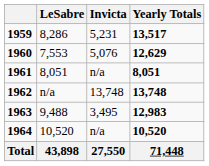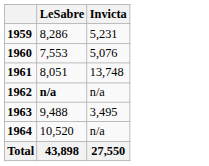- column: (167, 14)
(97, 72) n/a -> (107, 72) 13,748
(47, 92) normal -> (48, 92) bold
(107, 92) 13,748 -> (97, 92) n/a
